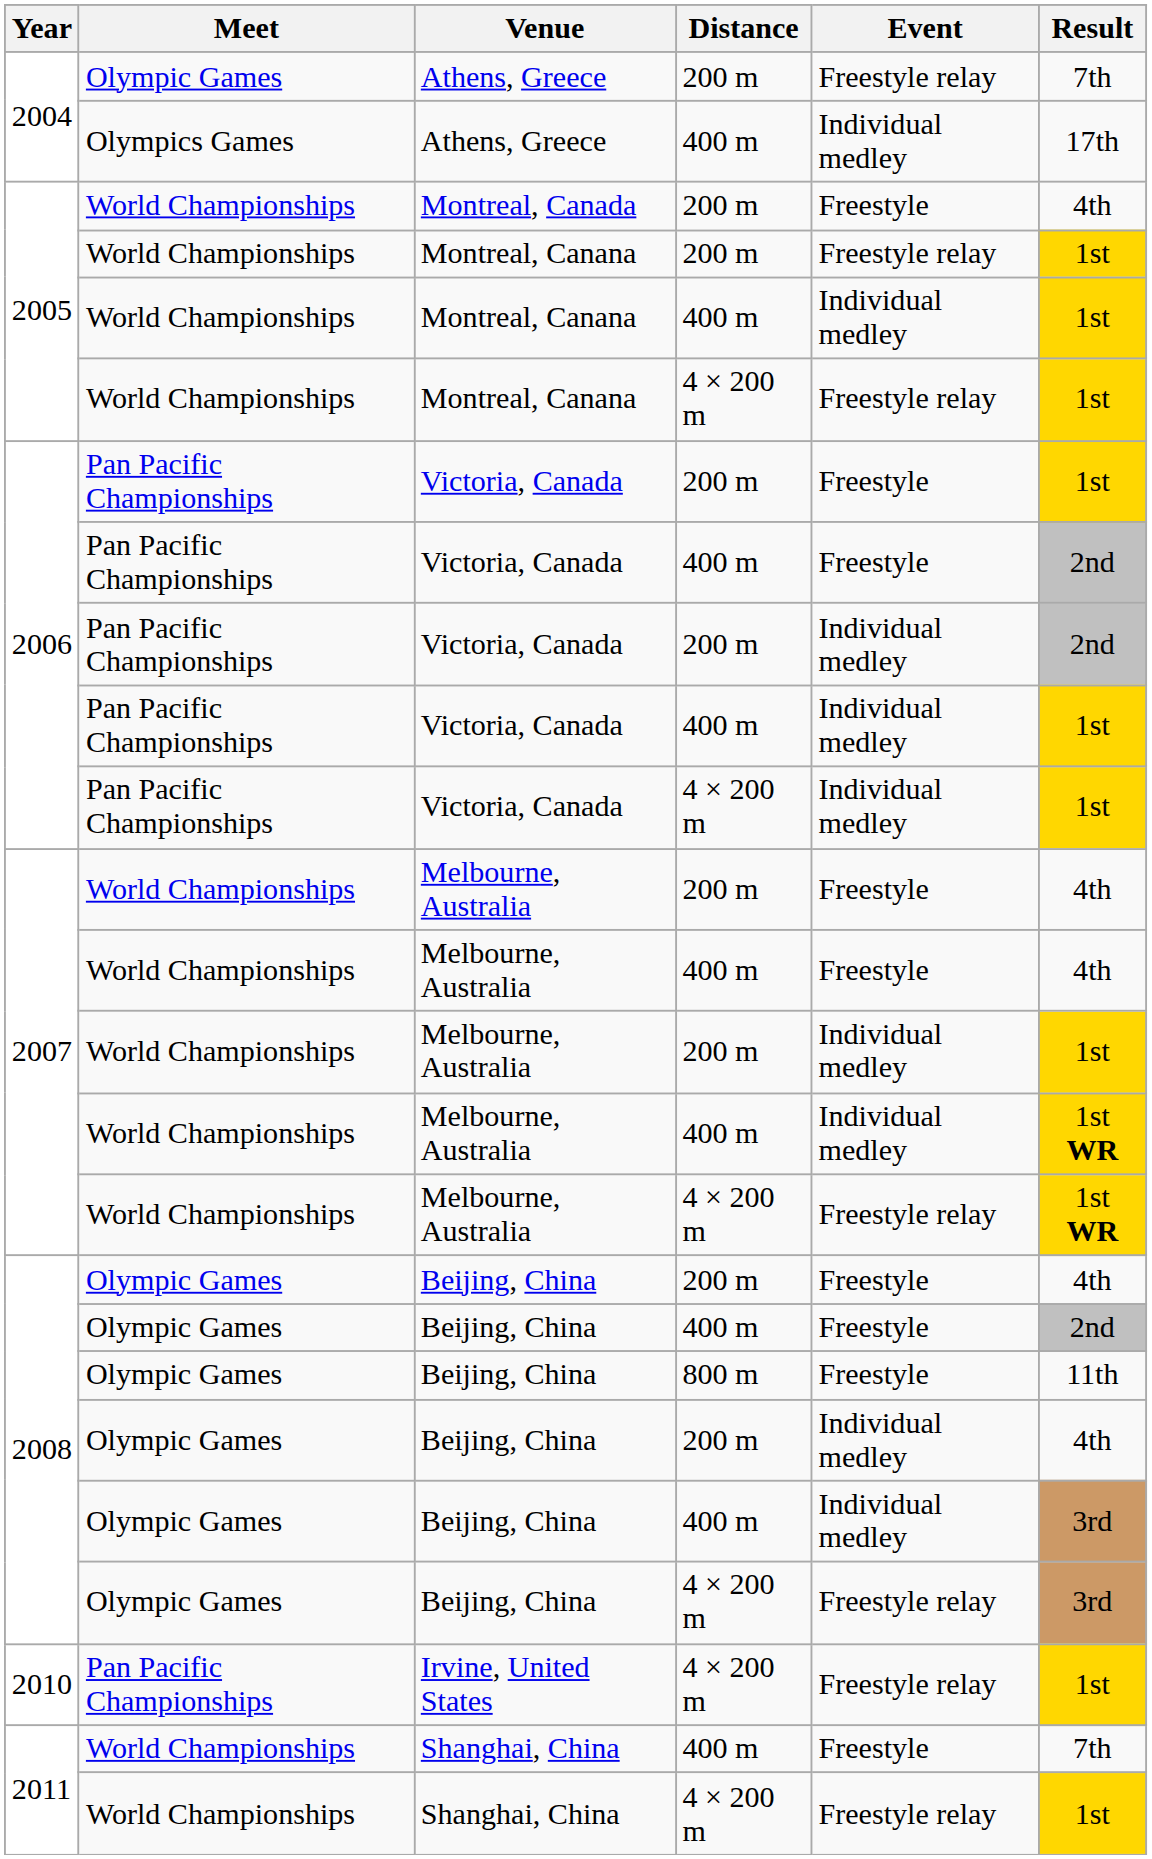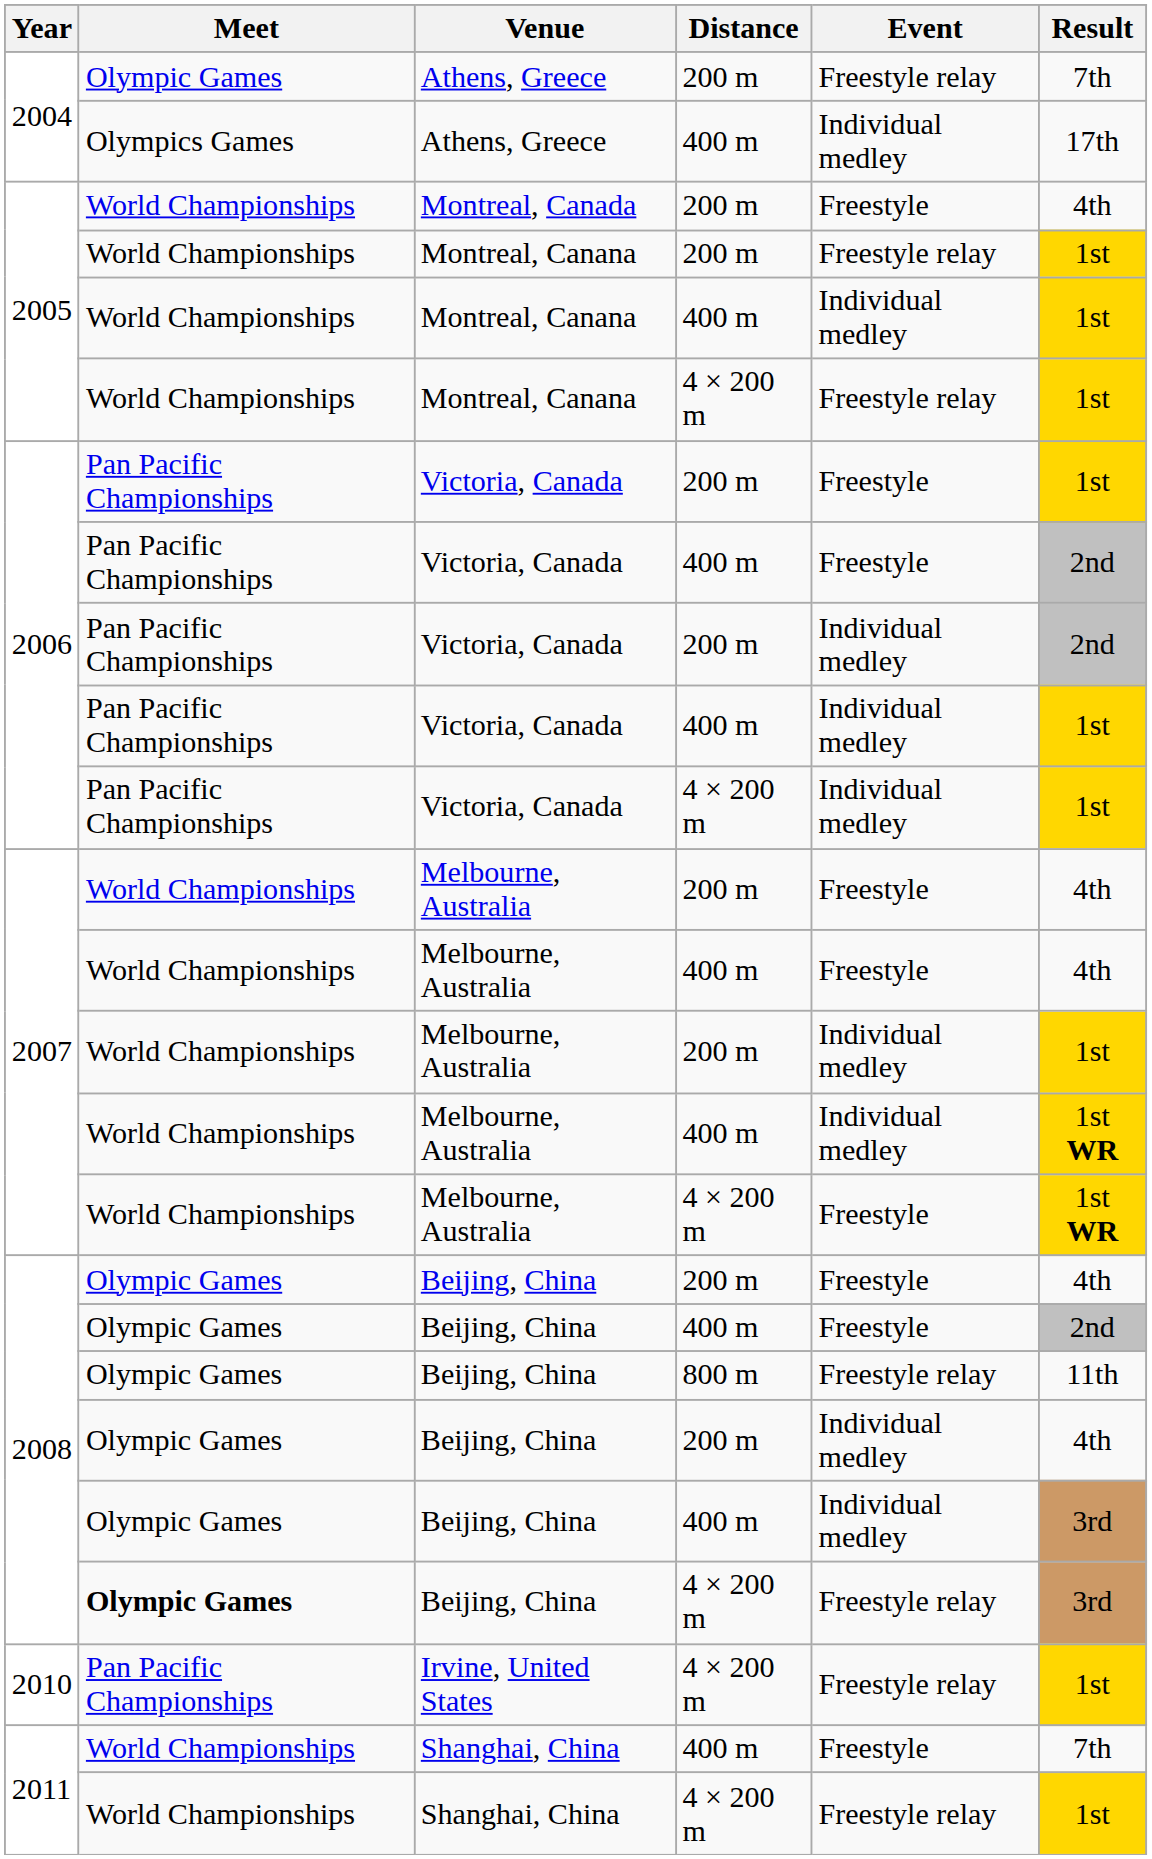(907, 1214) Freestyle relay -> (874, 1214) Freestyle
(874, 1374) Freestyle -> (907, 1374) Freestyle relay
(184, 1602) normal -> (189, 1602) bold
